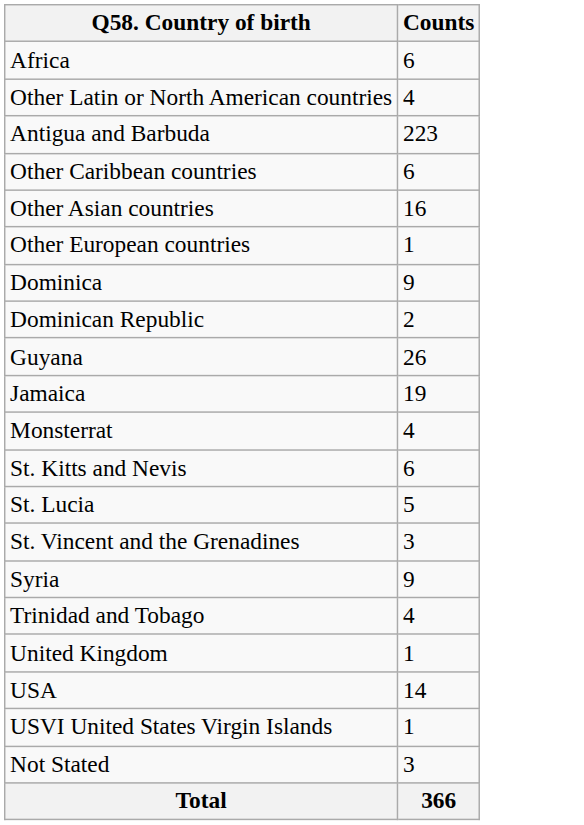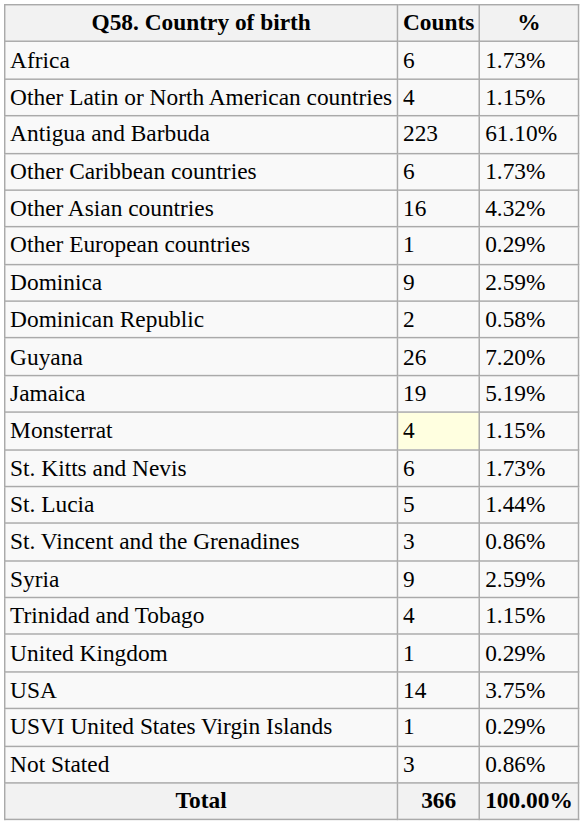+ column: (529, 23)
(409, 430) no background -> (409, 430) lightyellow background
